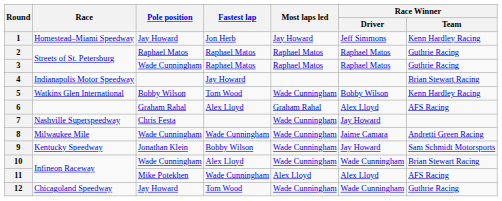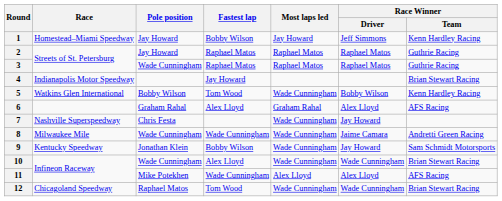(221, 38) Jon Herb -> (229, 38) Bobby Wilson
(163, 51) Raphael Matos -> (158, 51) Jay Howard
(158, 188) Jay Howard -> (163, 188) Raphael Matos
(434, 188) Guthrie Racing -> (444, 188) Brian Stewart Racing
